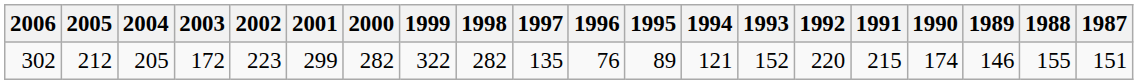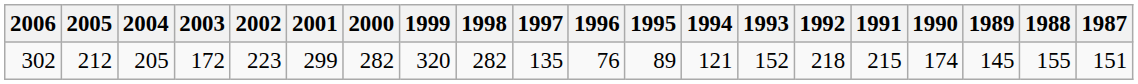(433, 61) 322 -> (433, 61) 320
(828, 61) 220 -> (828, 61) 218
(997, 61) 146 -> (997, 61) 145
